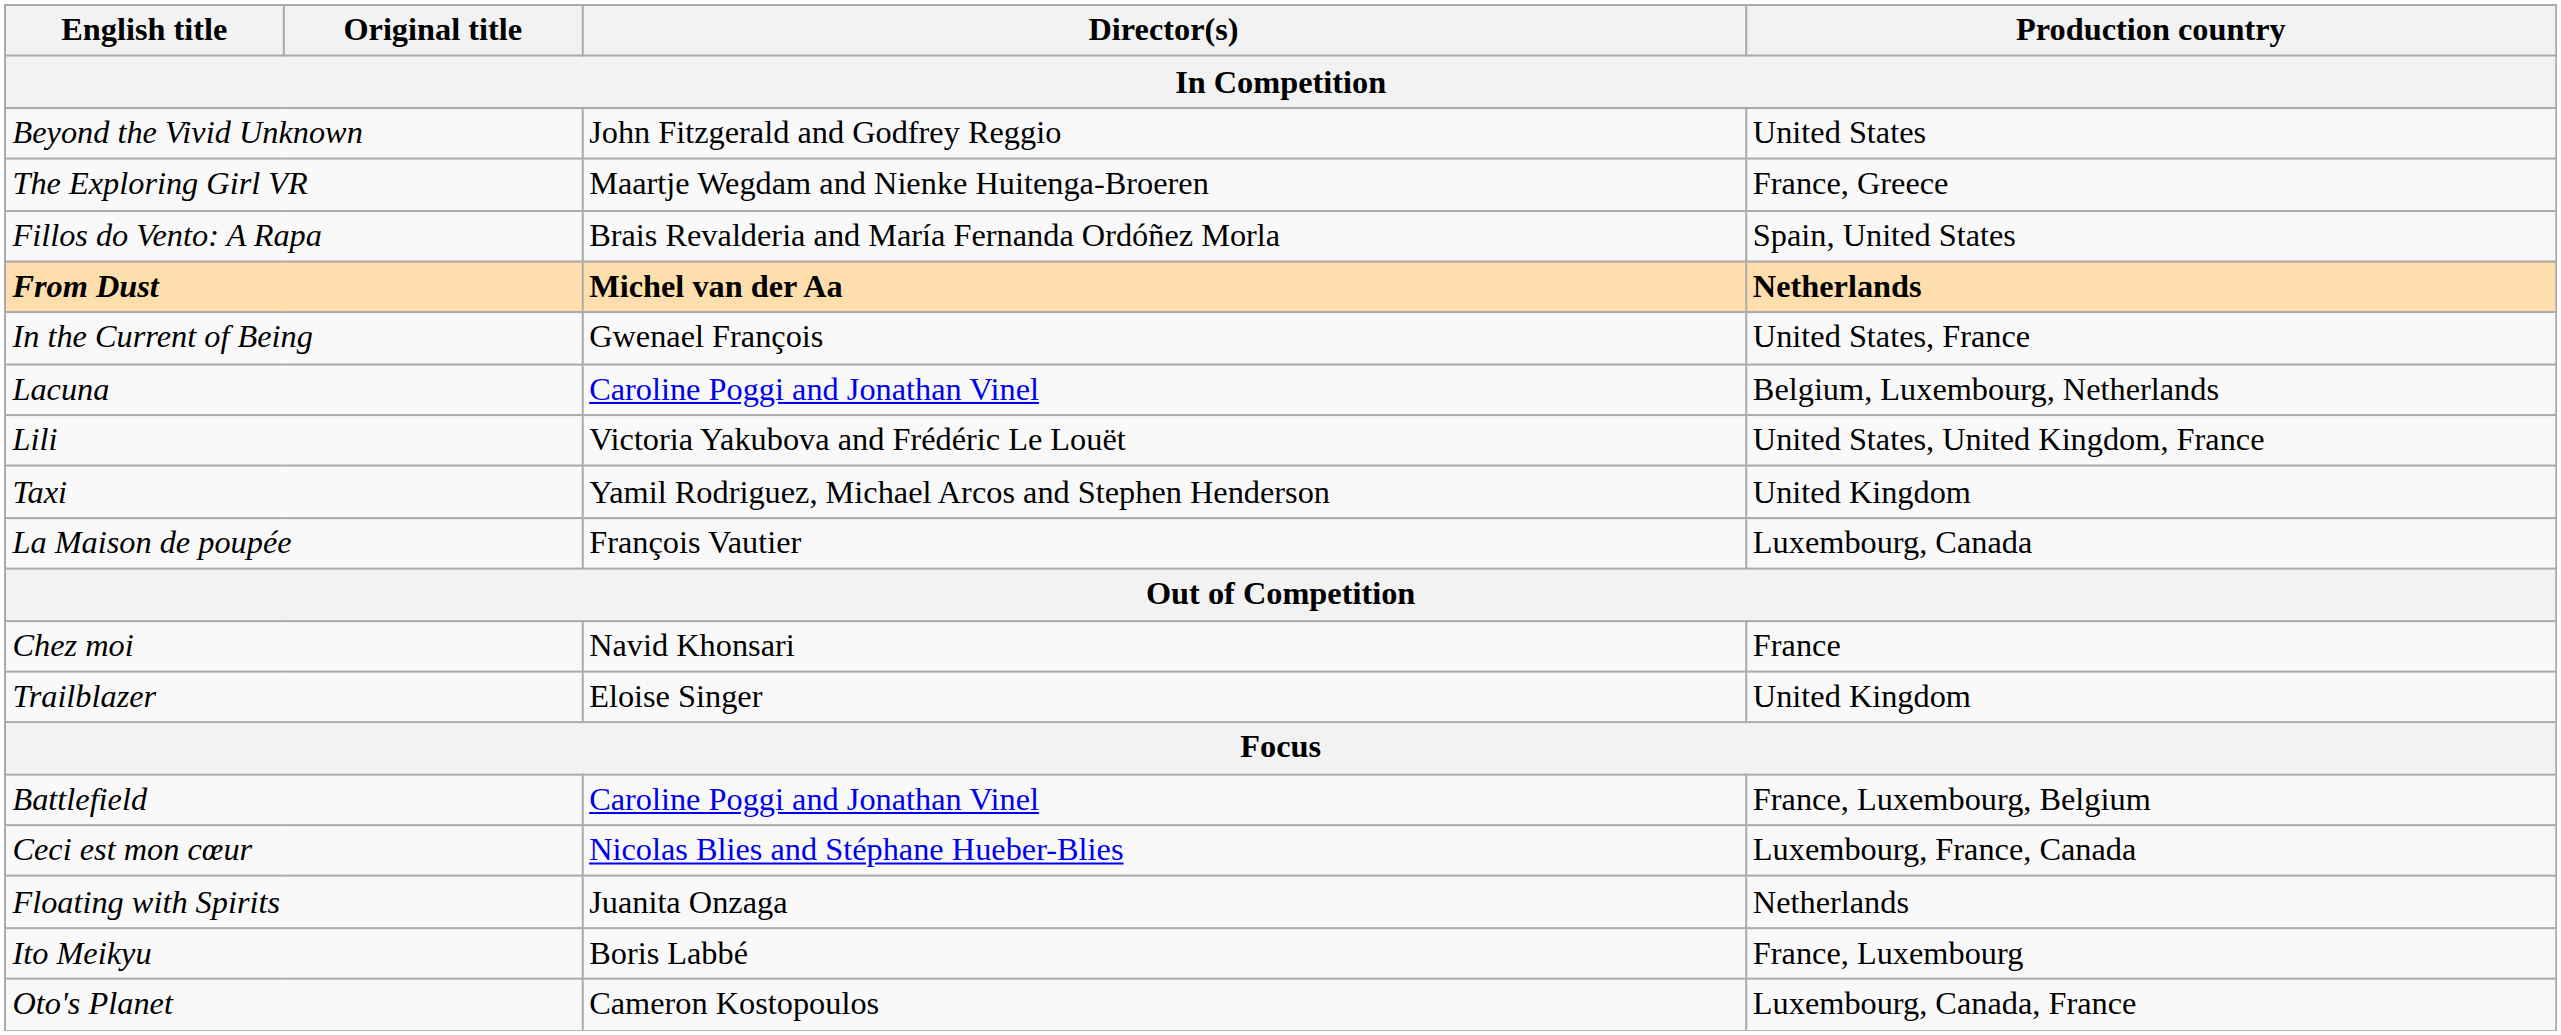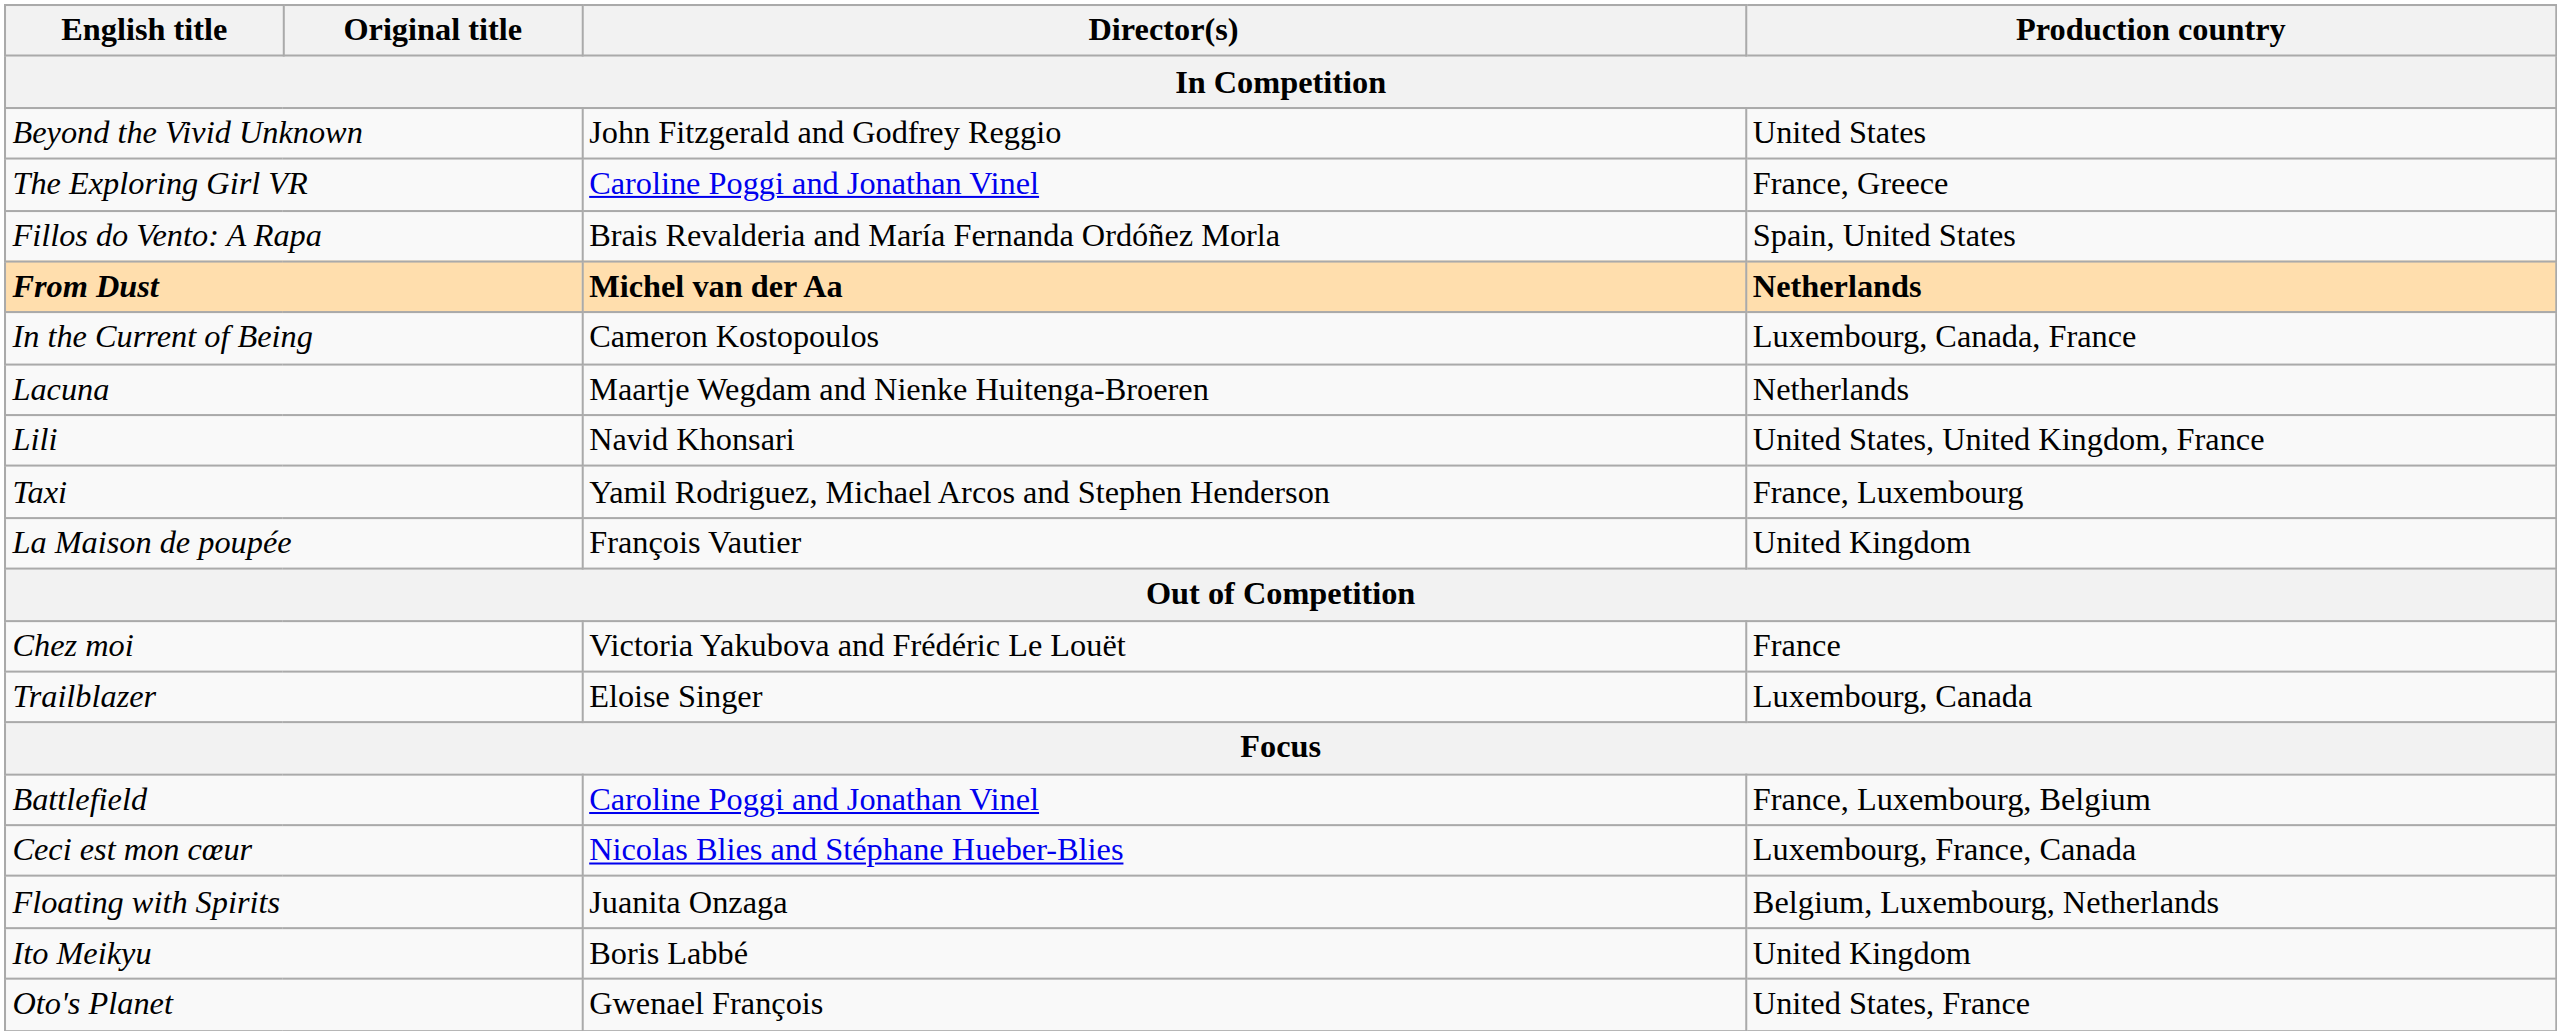(899, 183) Maartje Wegdam and Nienke Huitenga-Broeren -> (814, 183) Caroline Poggi and Jonathan Vinel
(706, 337) Gwenael François -> (734, 337) Cameron Kostopoulos
(1892, 337) United States, France -> (1945, 337) Luxembourg, Canada, France
(814, 388) Caroline Poggi and Jonathan Vinel -> (899, 388) Maartje Wegdam and Nienke Huitenga-Broeren
(1986, 388) Belgium, Luxembourg, Netherlands -> (1831, 388) Netherlands
(857, 440) Victoria Yakubova and Frédéric Le Louët -> (692, 440) Navid Khonsari
(1862, 491) United Kingdom -> (1888, 491) France, Luxembourg
(1893, 542) Luxembourg, Canada -> (1862, 542) United Kingdom
(692, 645) Navid Khonsari -> (857, 645) Victoria Yakubova and Frédéric Le Louët
(1862, 696) United Kingdom -> (1893, 696) Luxembourg, Canada
(1831, 901) Netherlands -> (1986, 901) Belgium, Luxembourg, Netherlands
(1888, 952) France, Luxembourg -> (1862, 952) United Kingdom
(734, 1004) Cameron Kostopoulos -> (706, 1004) Gwenael François
(1945, 1004) Luxembourg, Canada, France -> (1892, 1004) United States, France
